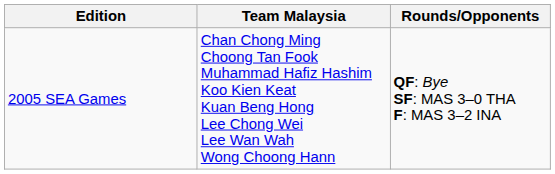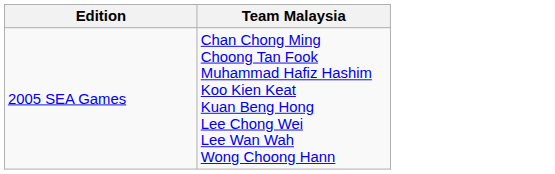- column: (470, 16)
